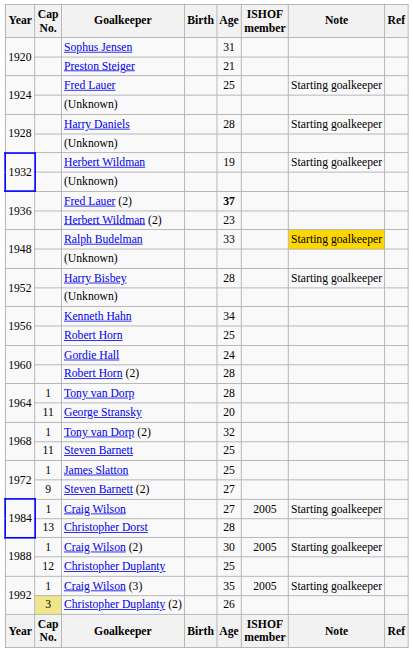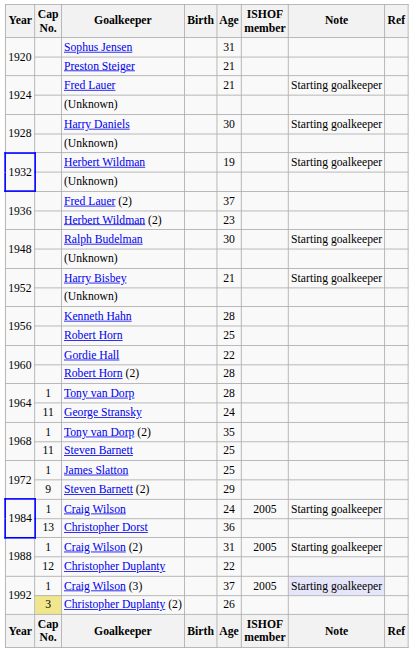(229, 85) 25 -> (229, 85) 21
(229, 124) 28 -> (229, 124) 30
(229, 201) bold -> (229, 201) normal
(229, 239) 33 -> (229, 239) 30
(337, 239) gold background -> (337, 239) no background
(229, 278) 28 -> (229, 278) 21
(229, 316) 34 -> (229, 316) 28
(229, 355) 24 -> (229, 355) 22
(229, 413) 20 -> (229, 413) 24
(229, 432) 32 -> (229, 432) 35
(229, 489) 27 -> (229, 489) 29
(229, 509) 27 -> (229, 509) 24
(229, 528) 28 -> (229, 528) 36
(229, 547) 30 -> (229, 547) 31
(229, 566) 25 -> (229, 566) 22
(229, 586) 35 -> (229, 586) 37
(337, 586) no background -> (337, 586) lavender background
